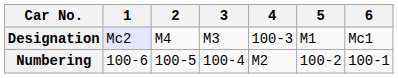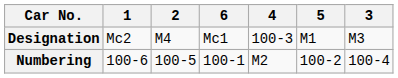columns swapped: (224, 16) <-> (369, 16)
(119, 39) lavender background -> (119, 39) no background
